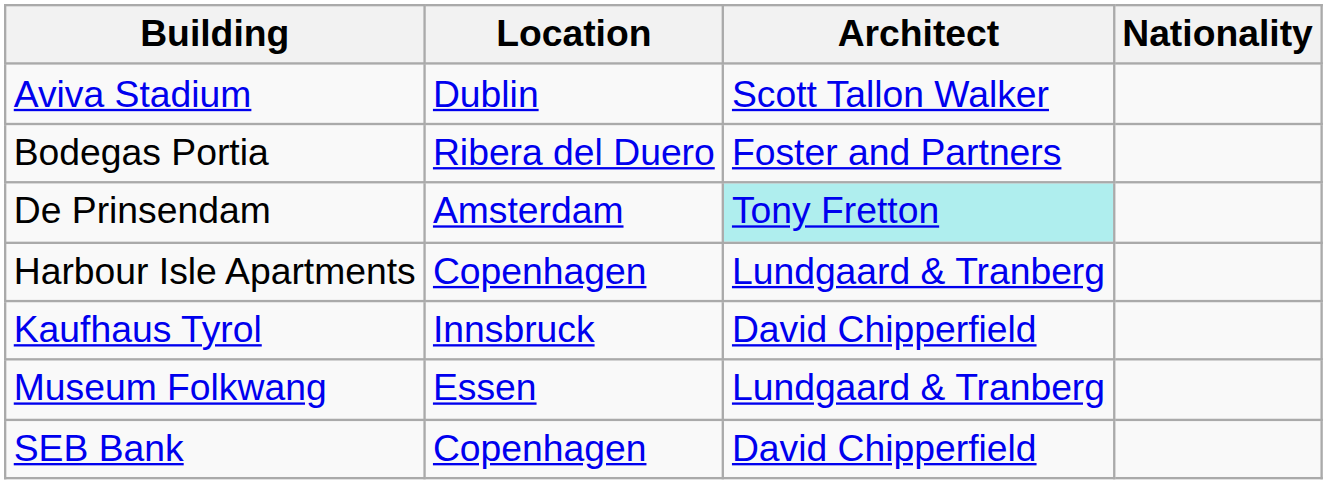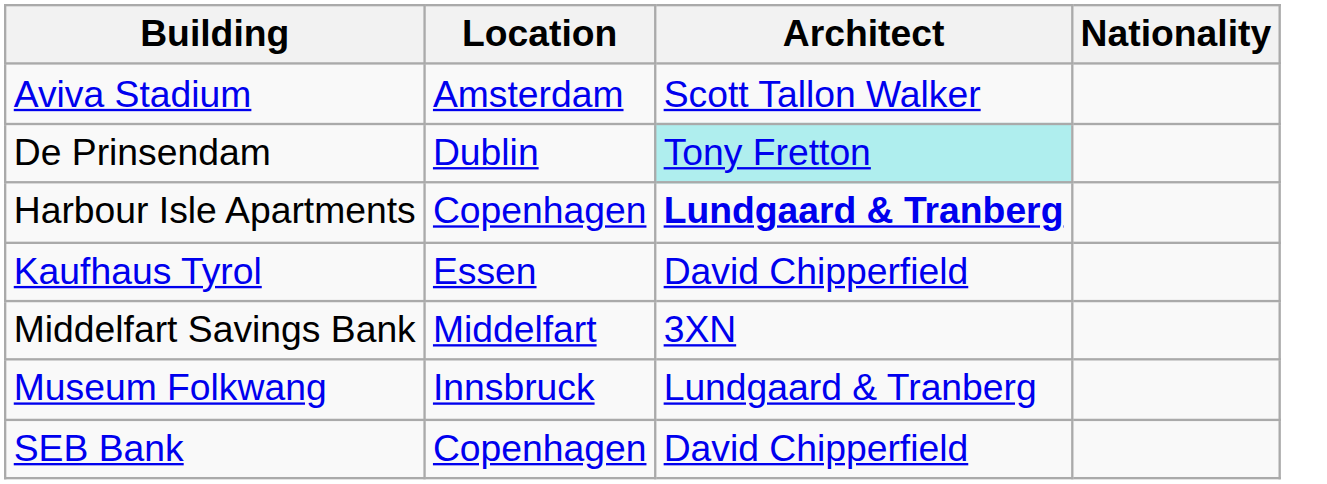(486, 93) Dublin -> (528, 93) Amsterdam
- row: (141, 152)
(528, 211) Amsterdam -> (486, 152) Dublin
(918, 270) normal -> (864, 211) bold
(514, 329) Innsbruck -> (485, 270) Essen
+ row: (215, 329)
(485, 388) Essen -> (514, 388) Innsbruck
